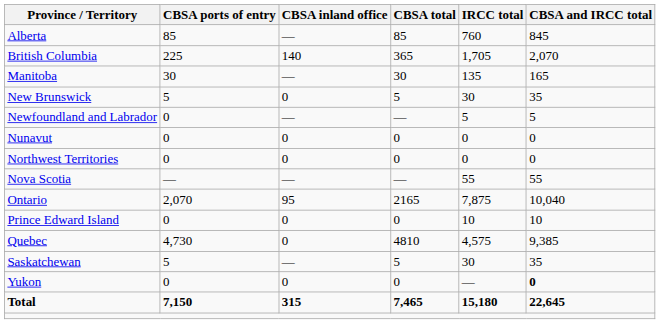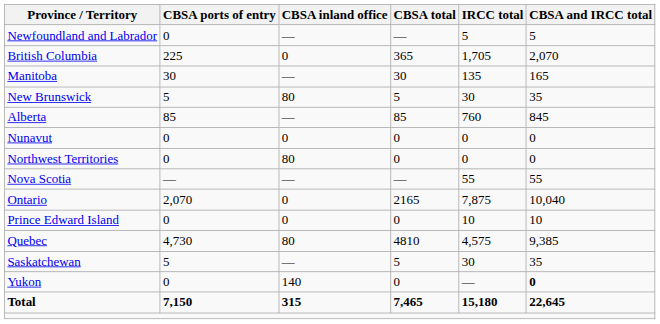rows swapped: (27, 35) <-> (82, 117)
(291, 55) 140 -> (285, 55) 0
(285, 96) 0 -> (288, 96) 80
(285, 158) 0 -> (288, 158) 80
(288, 199) 95 -> (285, 199) 0
(285, 240) 0 -> (288, 240) 80
(285, 281) 0 -> (291, 281) 140
